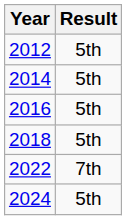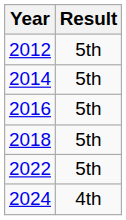(88, 169) 7th -> (88, 169) 5th
(88, 199) 5th -> (88, 199) 4th
